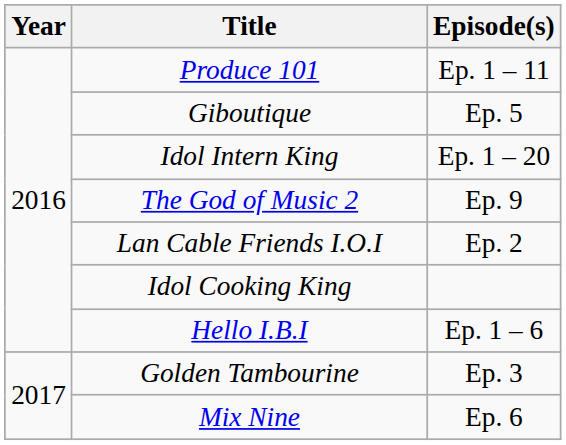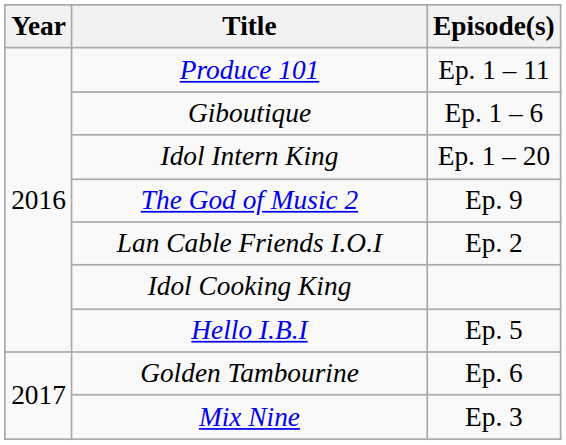(494, 112) Ep. 5 -> (494, 112) Ep. 1 – 6
(494, 329) Ep. 1 – 6 -> (494, 329) Ep. 5
(494, 373) Ep. 3 -> (494, 373) Ep. 6
(494, 416) Ep. 6 -> (494, 416) Ep. 3
